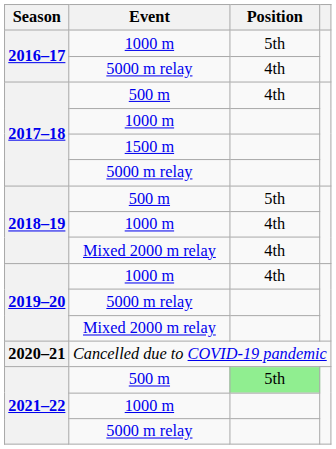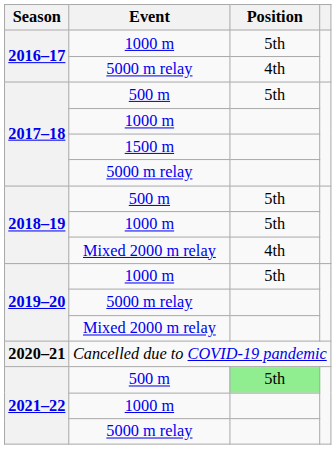(275, 95) 4th -> (275, 95) 5th
(275, 224) 4th -> (275, 224) 5th
(275, 276) 4th -> (275, 276) 5th
